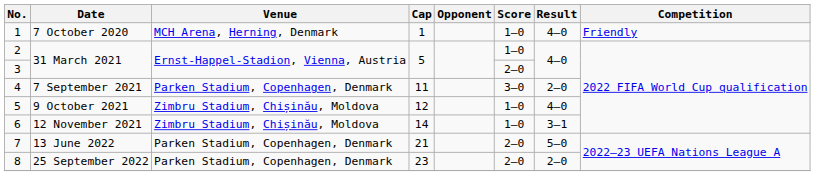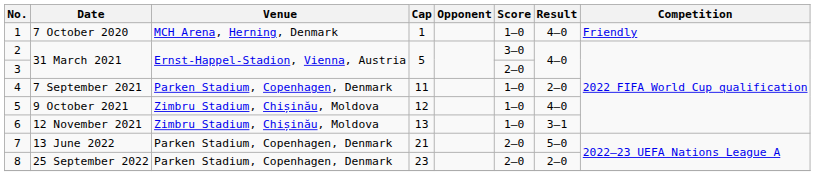(514, 51) 1–0 -> (514, 51) 3–0
(514, 87) 3–0 -> (514, 87) 1–0
(422, 124) 14 -> (422, 124) 13
